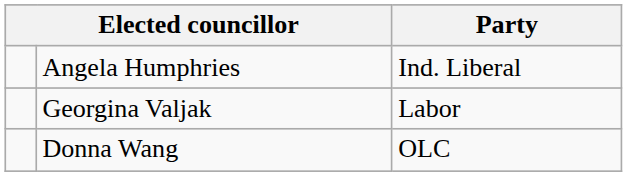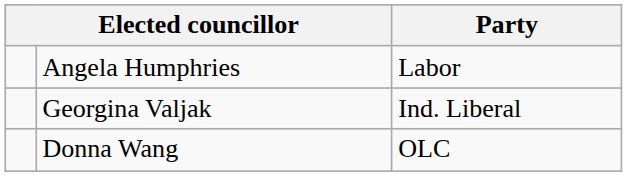(460, 66) Ind. Liberal -> (429, 66) Labor
(429, 107) Labor -> (460, 107) Ind. Liberal
